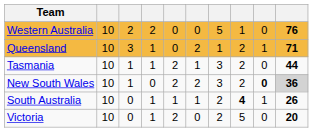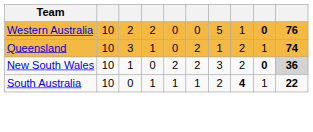(264, 30) normal -> (264, 30) bold
(292, 48) 71 -> (292, 48) 74
- row: (31, 65)
(292, 100) 26 -> (292, 83) 22
- row: (25, 118)
